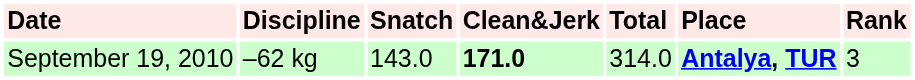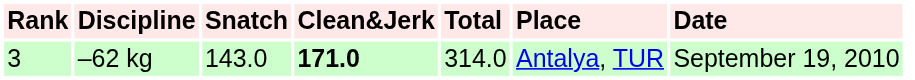columns swapped: (876, 20) <-> (34, 20)
(759, 58) bold -> (590, 58) normal
